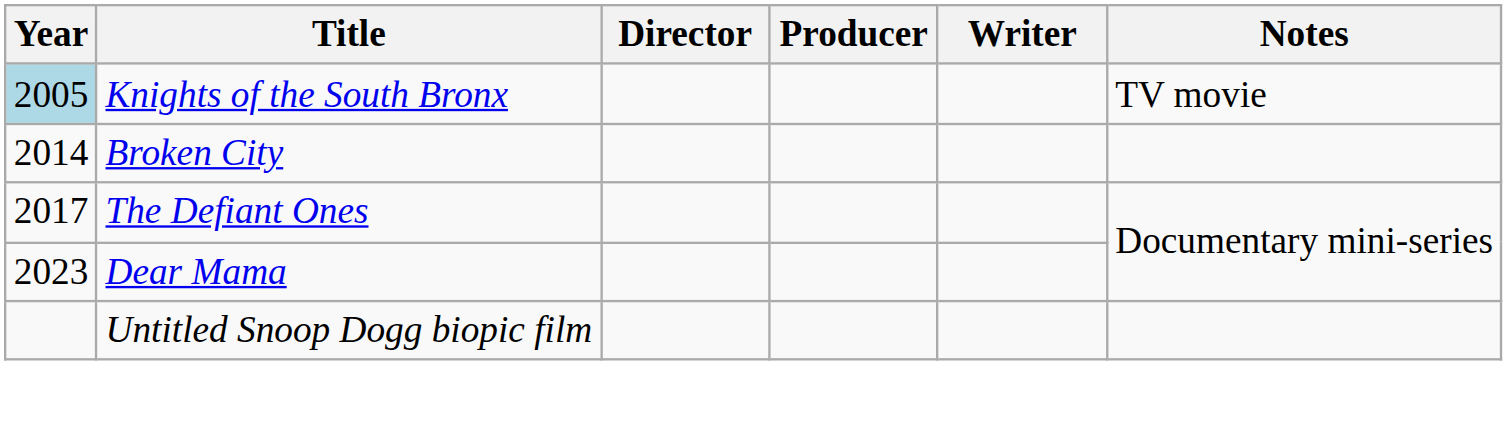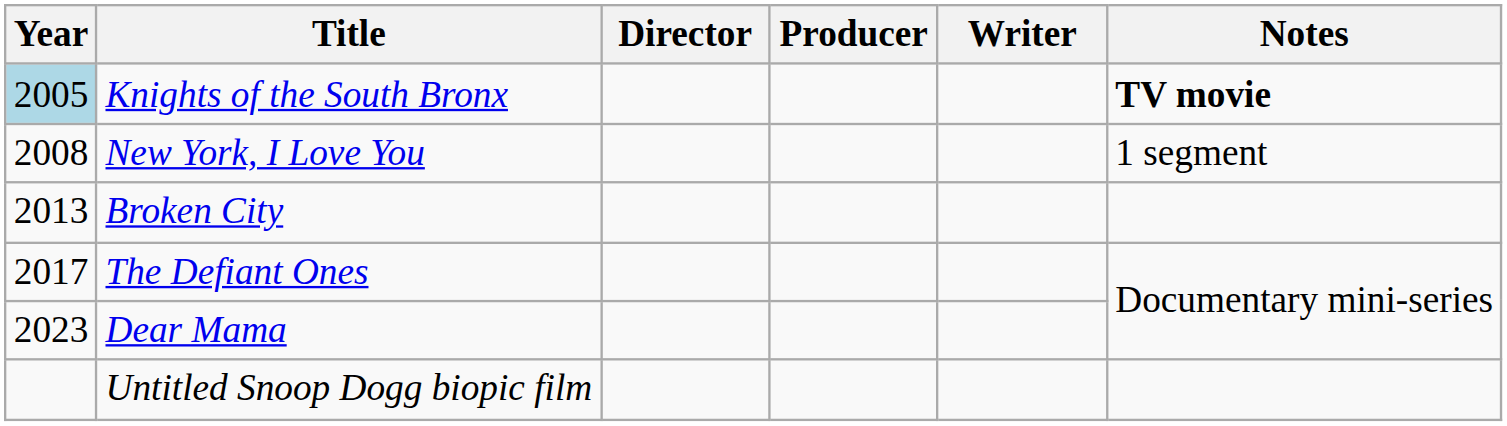(1191, 93) normal -> (1193, 93) bold
+ row: (265, 152)
(51, 152) 2014 -> (51, 211) 2013
